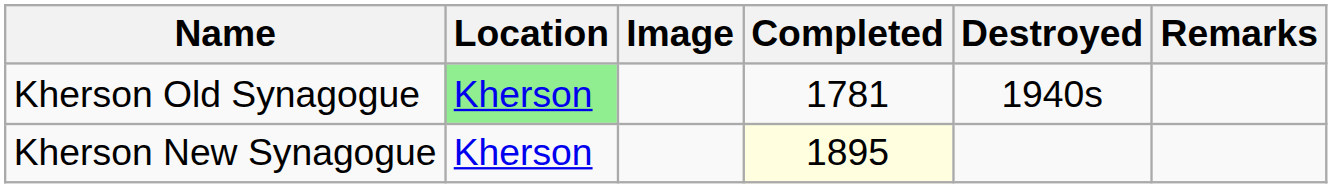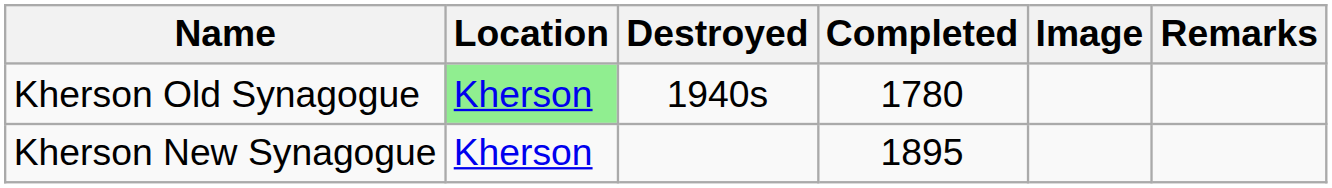columns swapped: (680, 34) <-> (1052, 34)
(847, 93) 1781 -> (922, 93) 1780
(847, 152) lightyellow background -> (922, 152) no background
